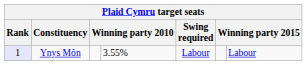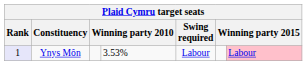(115, 53) 3.55% -> (115, 53) 3.53%
(242, 53) no background -> (242, 53) pink background
